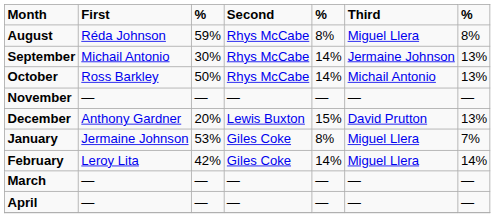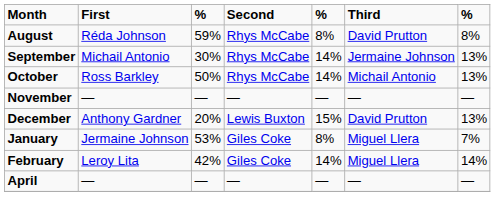(383, 35) Miguel Llera -> (387, 35) David Prutton
- row: (27, 181)
